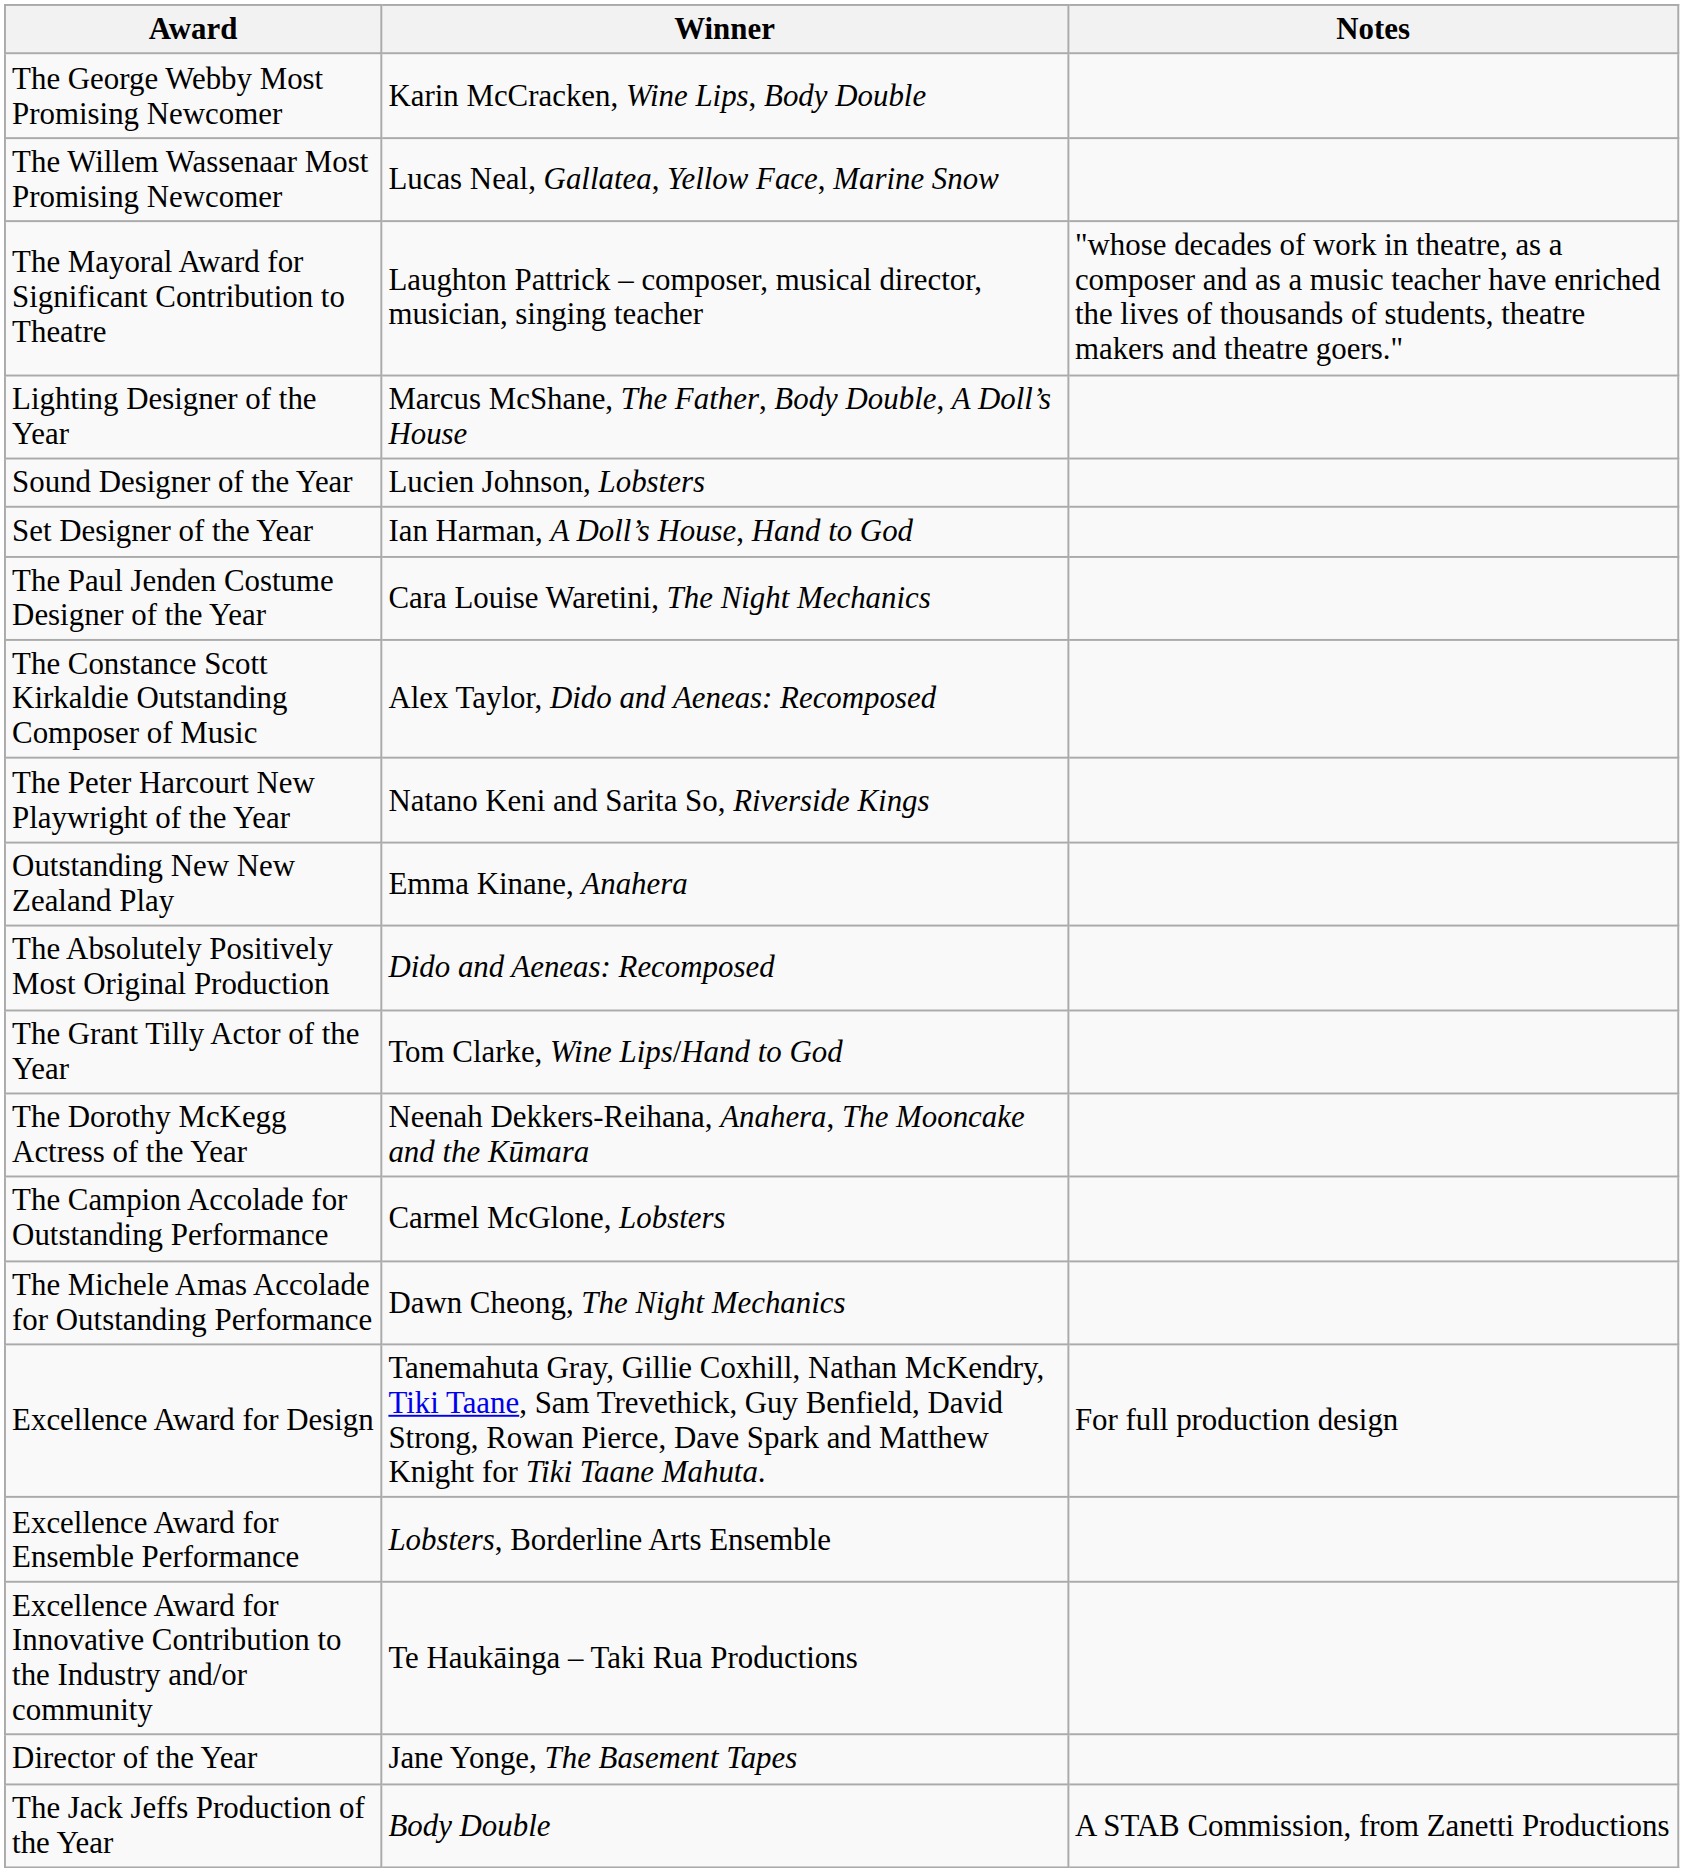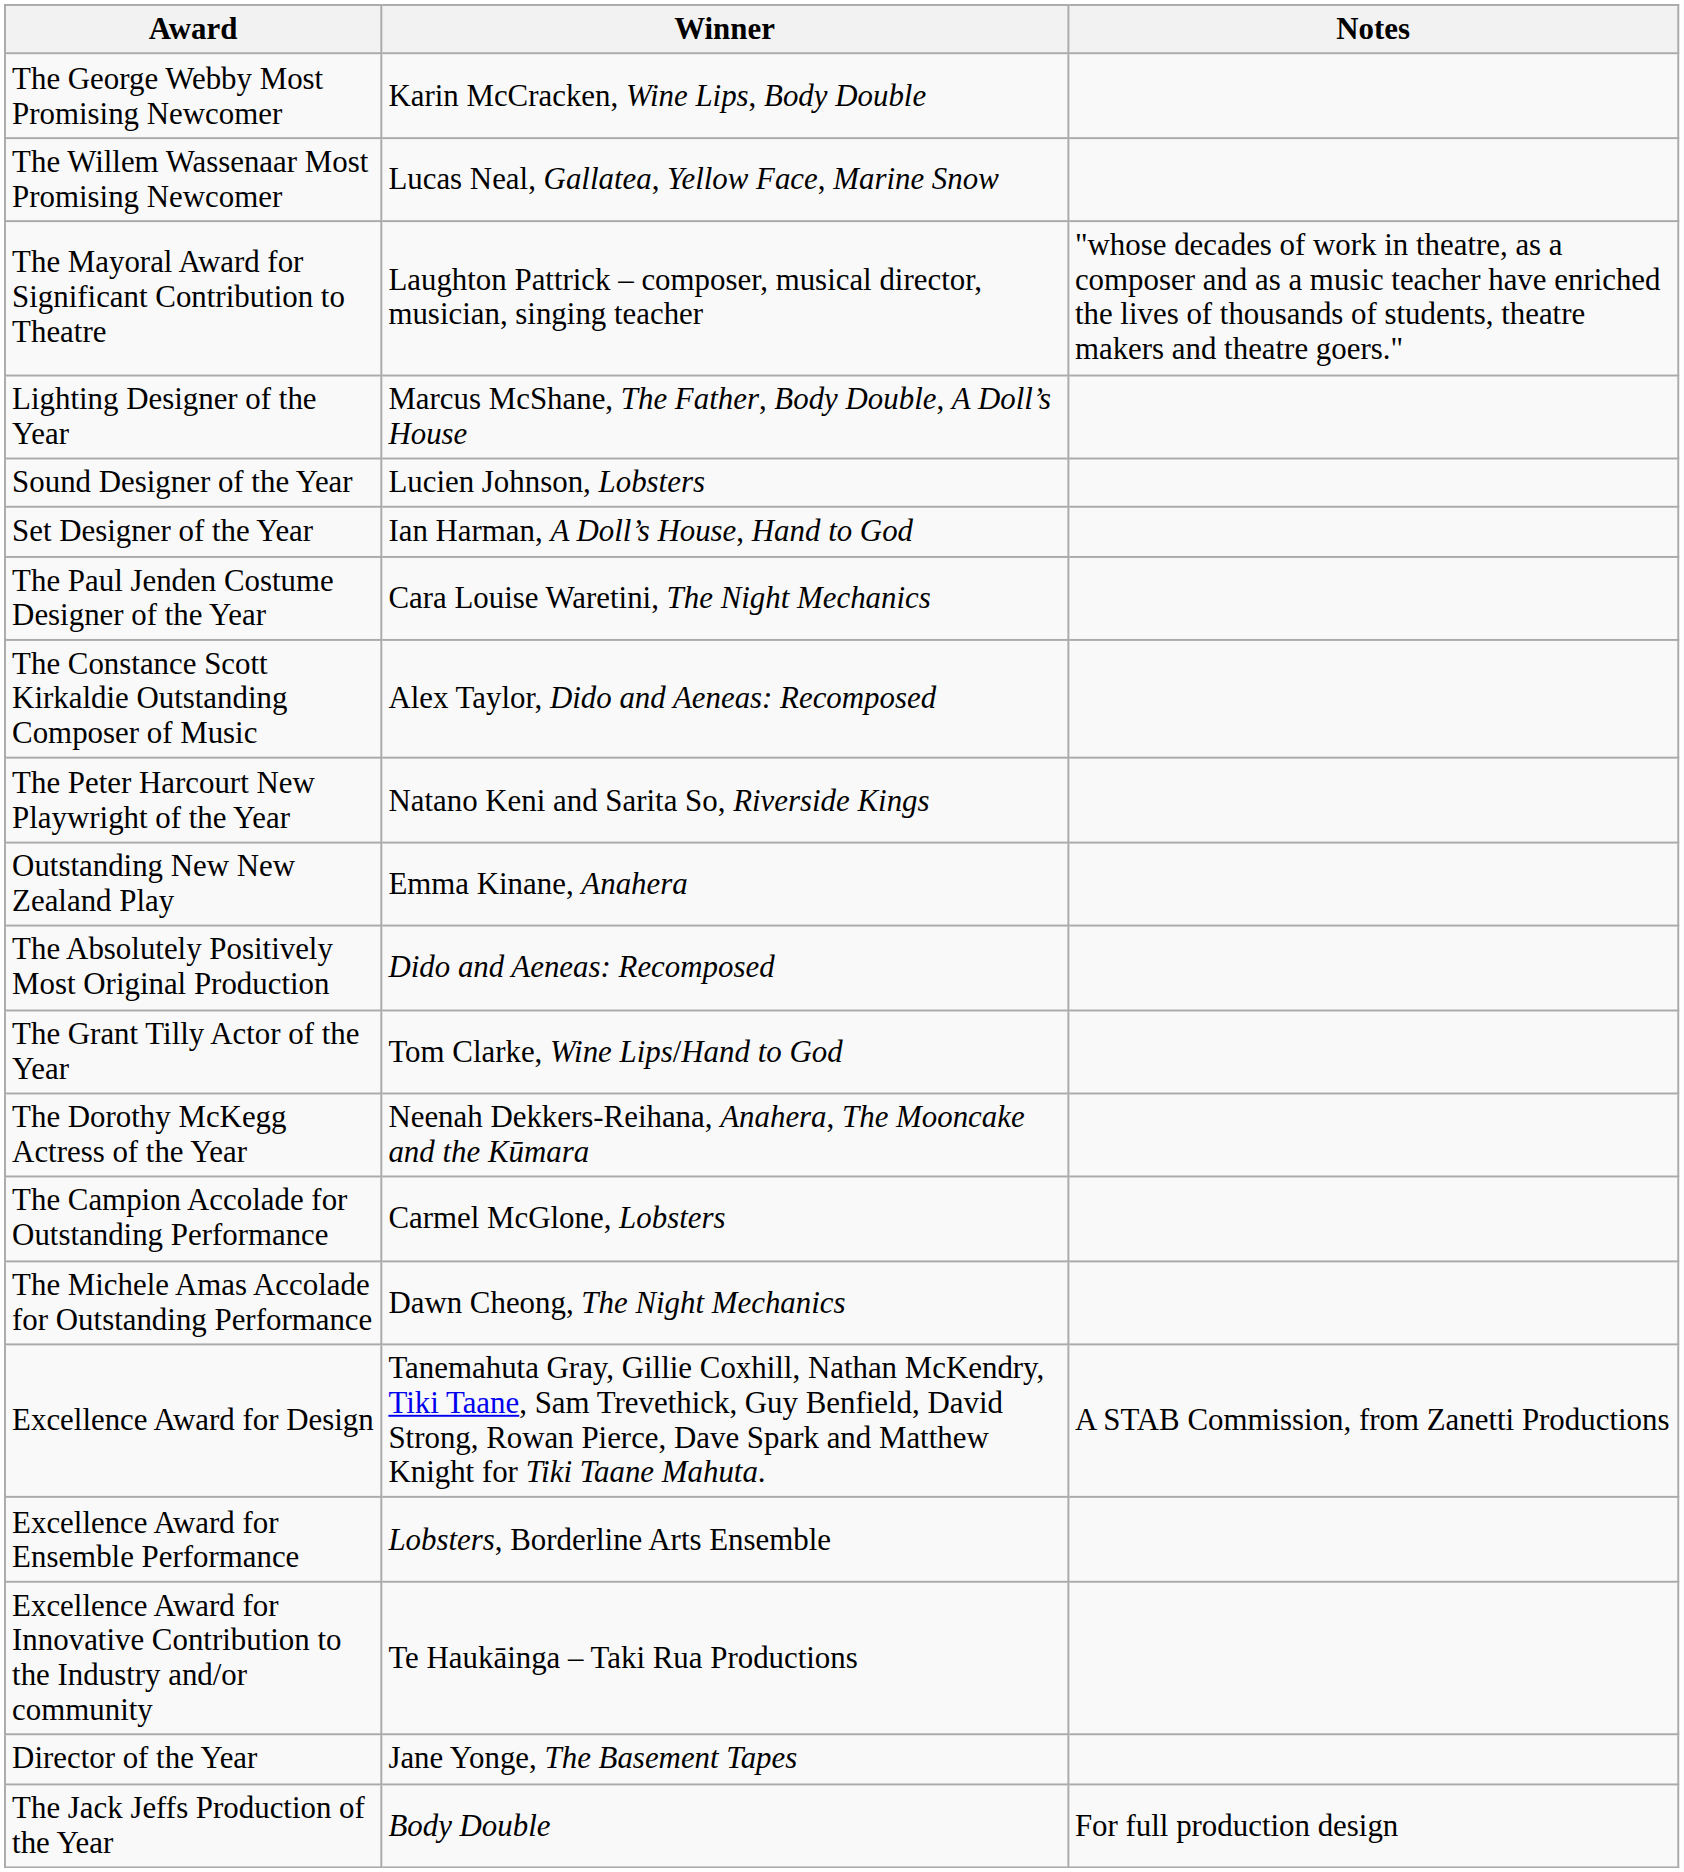(1237, 1420) For full production design -> (1372, 1420) A STAB Commission, from Zanetti Productions
(1372, 1824) A STAB Commission, from Zanetti Productions -> (1237, 1824) For full production design
